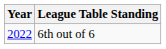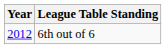(20, 33) 2022 -> (20, 33) 2012
